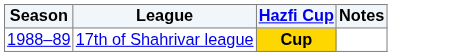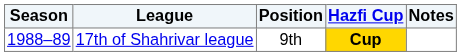+ column: (291, 16)
